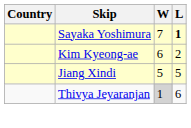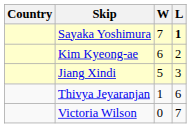(178, 73) 5 -> (178, 73) 3
(160, 93) lightgrey background -> (160, 93) no background
+ row: (97, 113)
